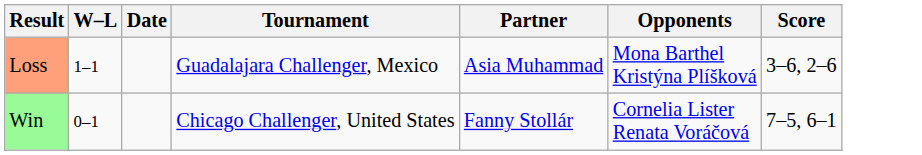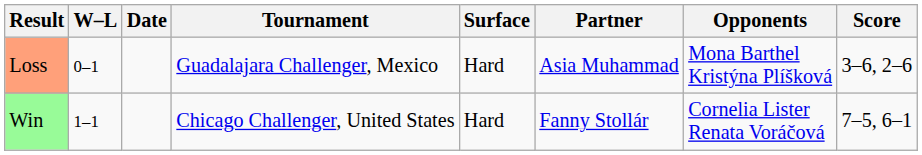+ column: (497, 20)
(86, 66) 1–1 -> (86, 66) 0–1
(86, 122) 0–1 -> (86, 122) 1–1
